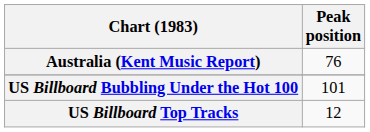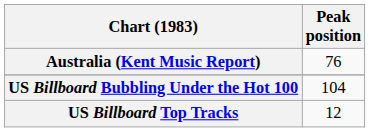(333, 87) 101 -> (333, 87) 104
